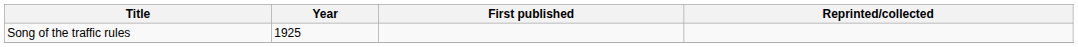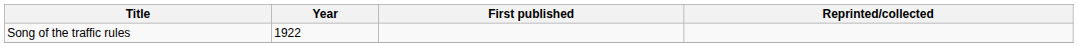(288, 33) 1925 -> (288, 33) 1922
